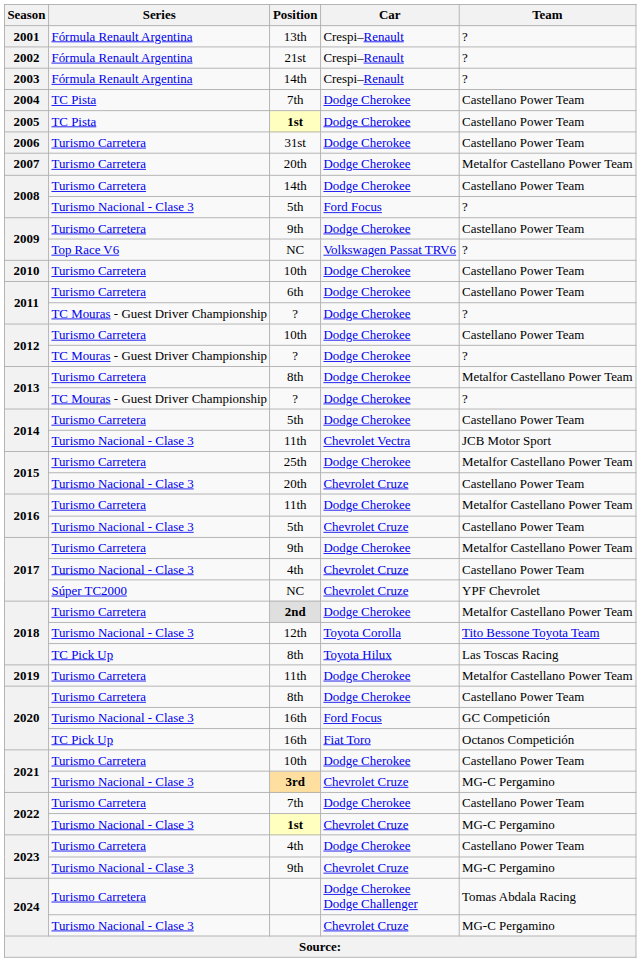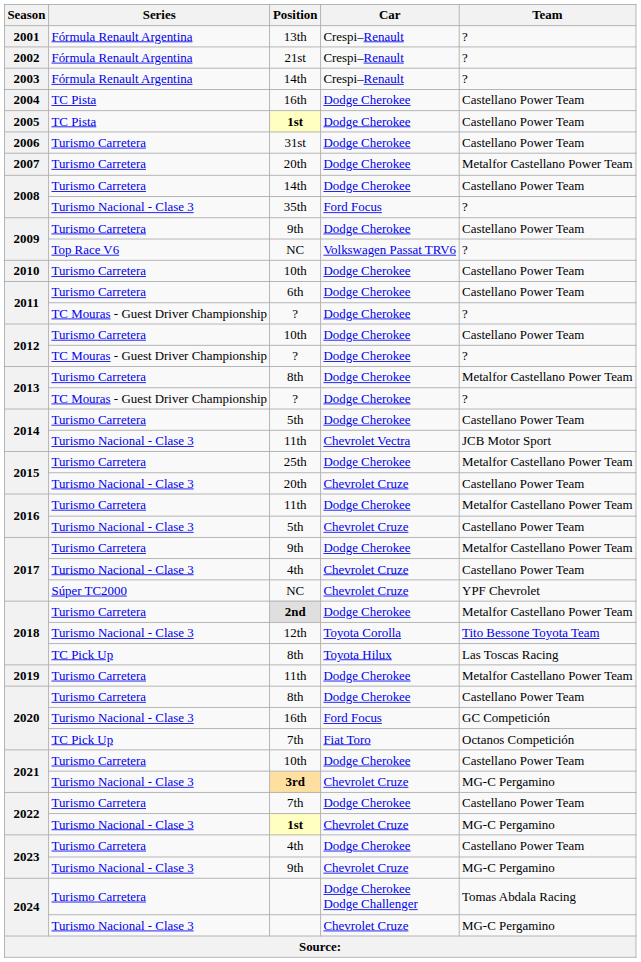(295, 100) 7th -> (295, 100) 16th
(295, 207) 5th -> (295, 207) 35th
(295, 739) 16th -> (295, 739) 7th
